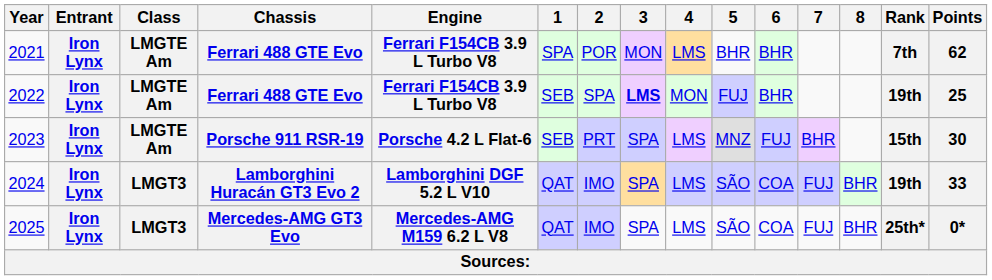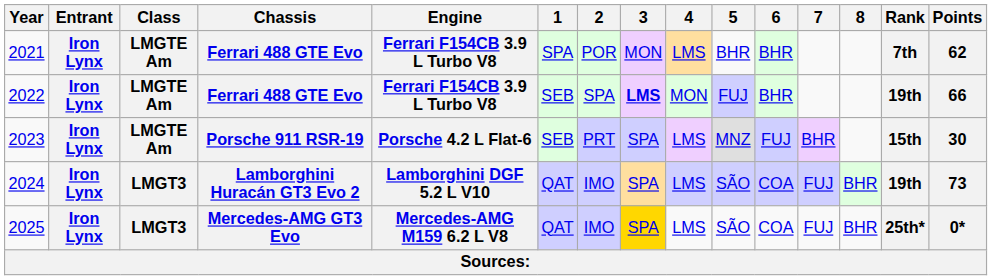(957, 96) 25 -> (957, 96) 66
(957, 184) 33 -> (957, 184) 73
(643, 228) no background -> (643, 228) gold background
